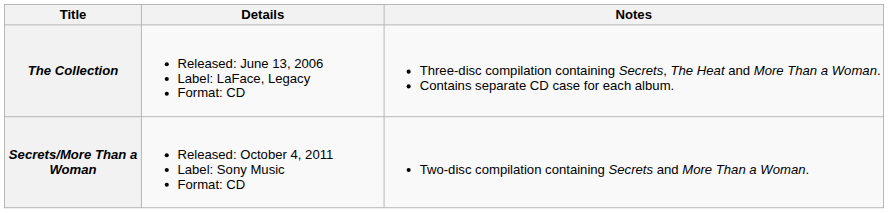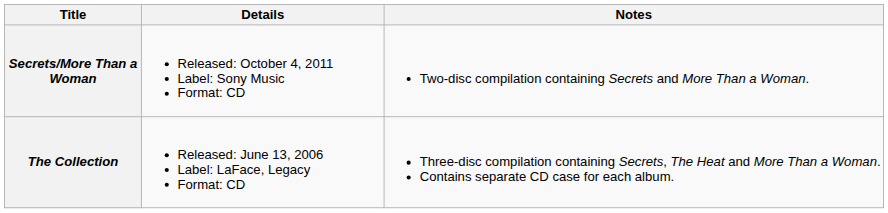rows swapped: (73, 70) <-> (73, 162)
